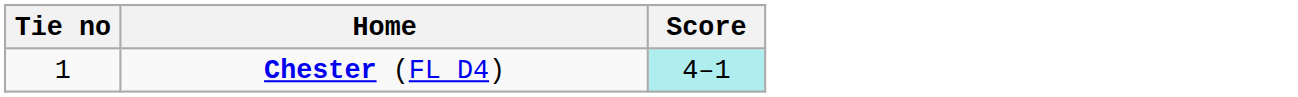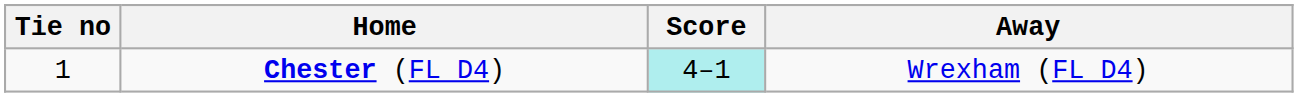+ column: (1028, 27)
